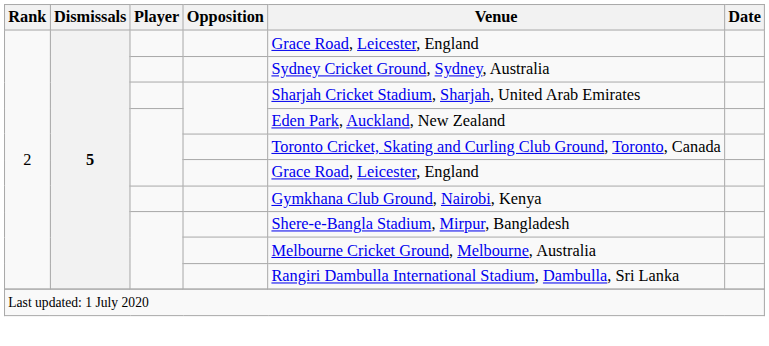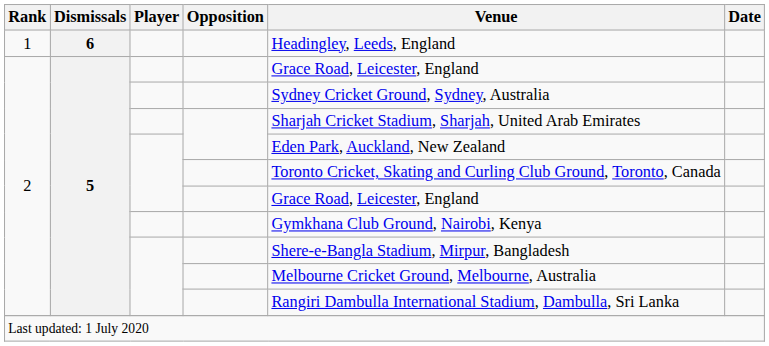+ row: (27, 43)
